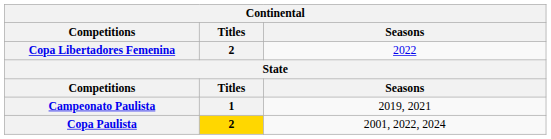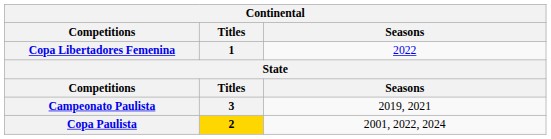(231, 50) 2 -> (231, 50) 1
(231, 106) 1 -> (231, 106) 3
